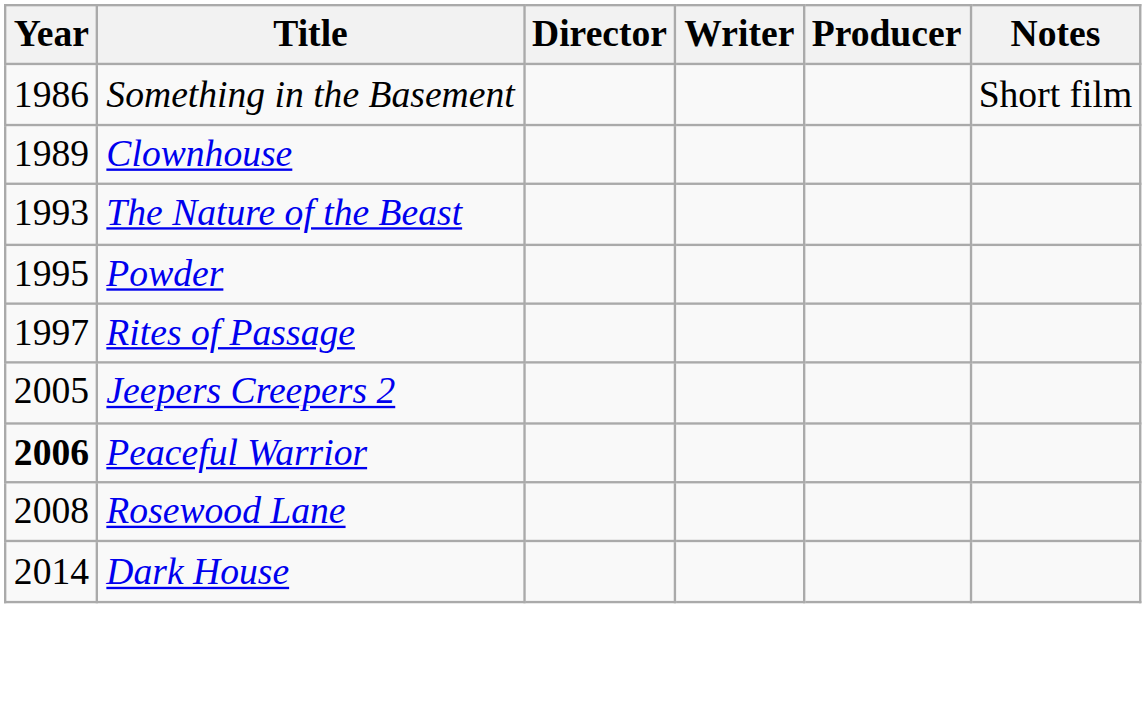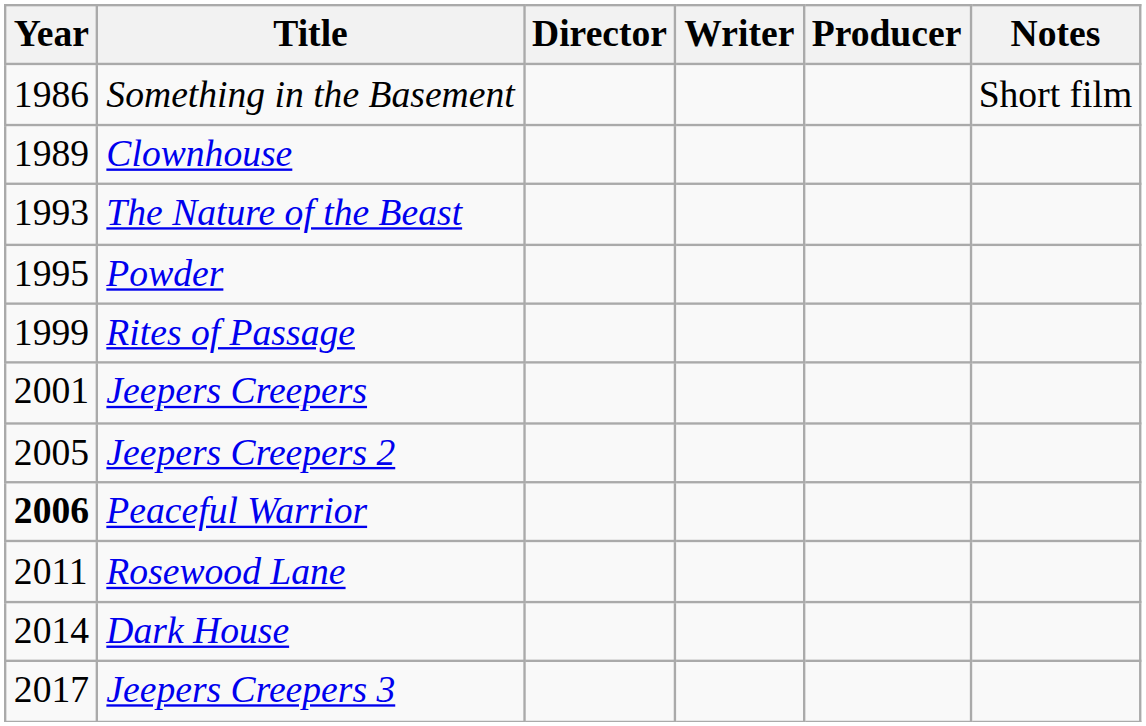(51, 332) 1997 -> (51, 332) 1999
+ row: (237, 392)
(51, 511) 2008 -> (51, 570) 2011
+ row: (251, 690)
